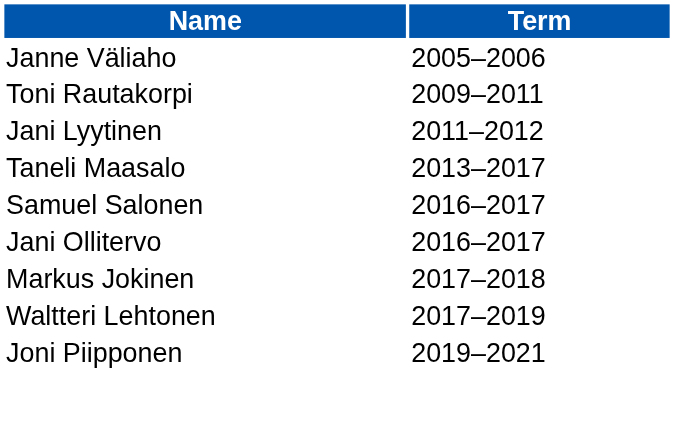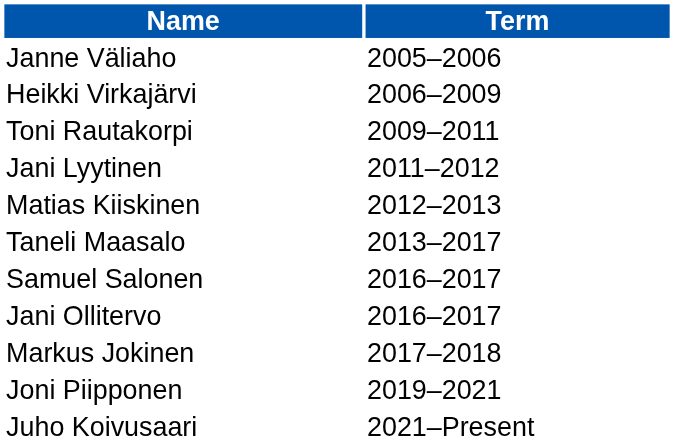+ row: (101, 94)
+ row: (103, 205)
- row: (111, 316)
+ row: (102, 427)
